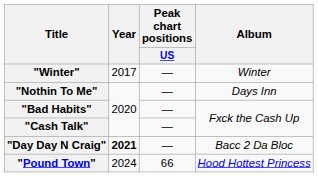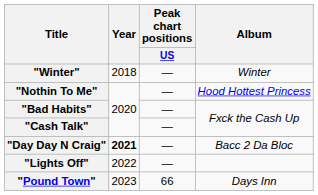(124, 73) 2017 -> (124, 73) 2018
(254, 91) Days Inn -> (254, 91) Hood Hottest Princess
+ row: (57, 163)
(124, 163) 2024 -> (124, 181) 2023
(254, 163) Hood Hottest Princess -> (254, 181) Days Inn
